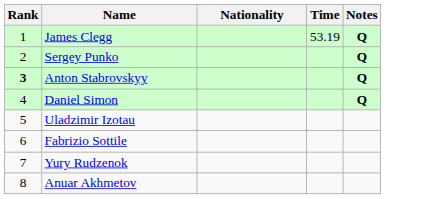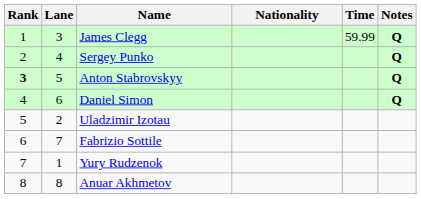+ column: (59, 15)
(325, 36) 53.19 -> (360, 36) 59.99
